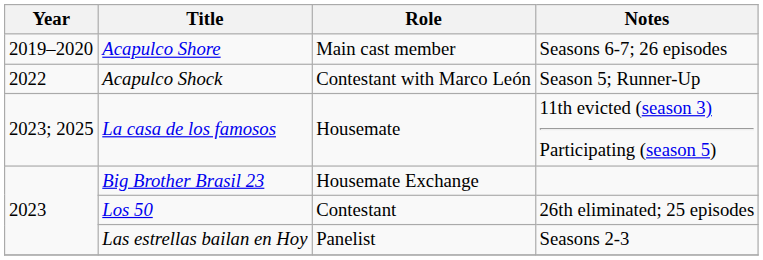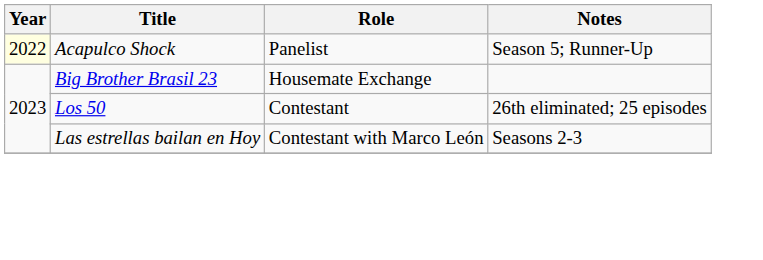- row: (161, 49)
(28, 78) no background -> (28, 49) lightyellow background
(424, 78) Contestant with Marco León -> (298, 49) Panelist
- row: (189, 129)
(346, 239) Panelist -> (376, 138) Contestant with Marco León
